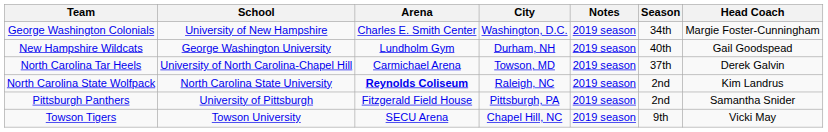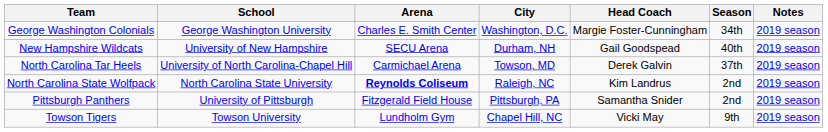columns swapped: (753, 13) <-> (604, 13)
(256, 30) University of New Hampshire -> (256, 30) George Washington University
(256, 48) George Washington University -> (256, 48) University of New Hampshire
(417, 48) Lundholm Gym -> (417, 48) SECU Arena
(417, 118) SECU Arena -> (417, 118) Lundholm Gym
